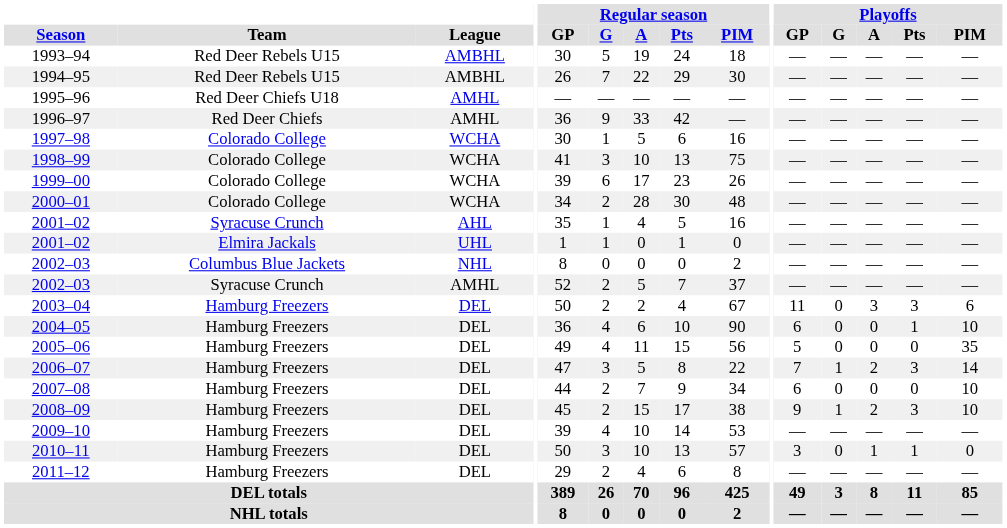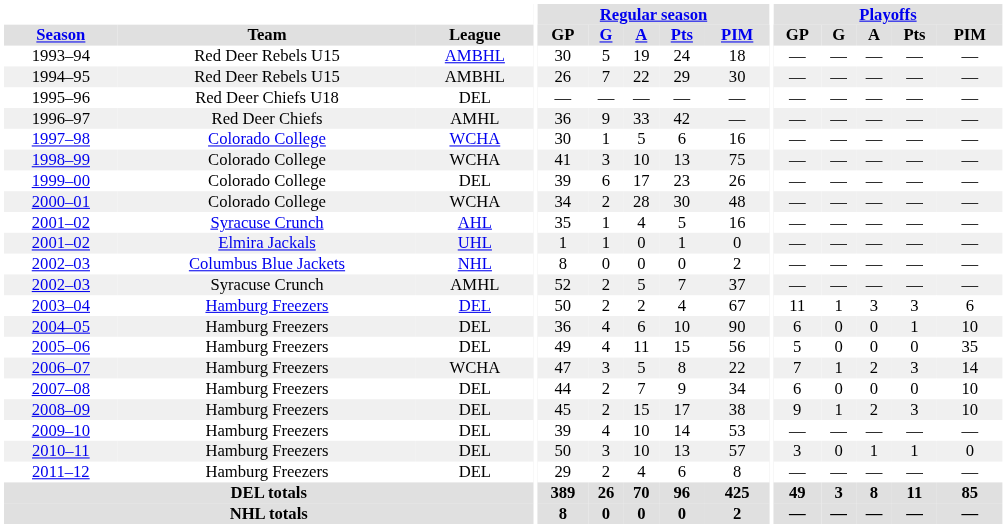(475, 97) AMHL -> (475, 97) DEL
(475, 180) WCHA -> (475, 180) DEL
(839, 305) 0 -> (839, 305) 1
(475, 367) DEL -> (475, 367) WCHA
